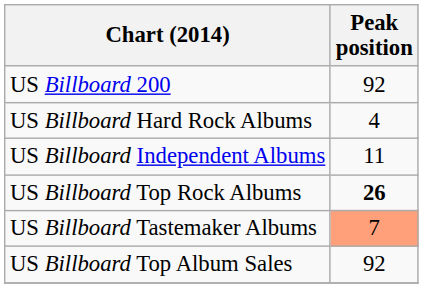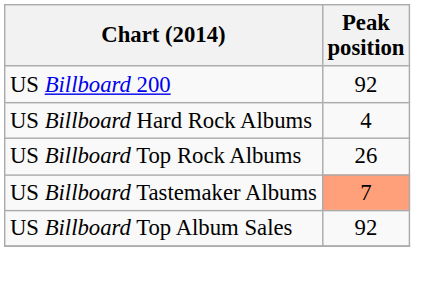- row: (168, 156)
(374, 192) bold -> (366, 156) normal
